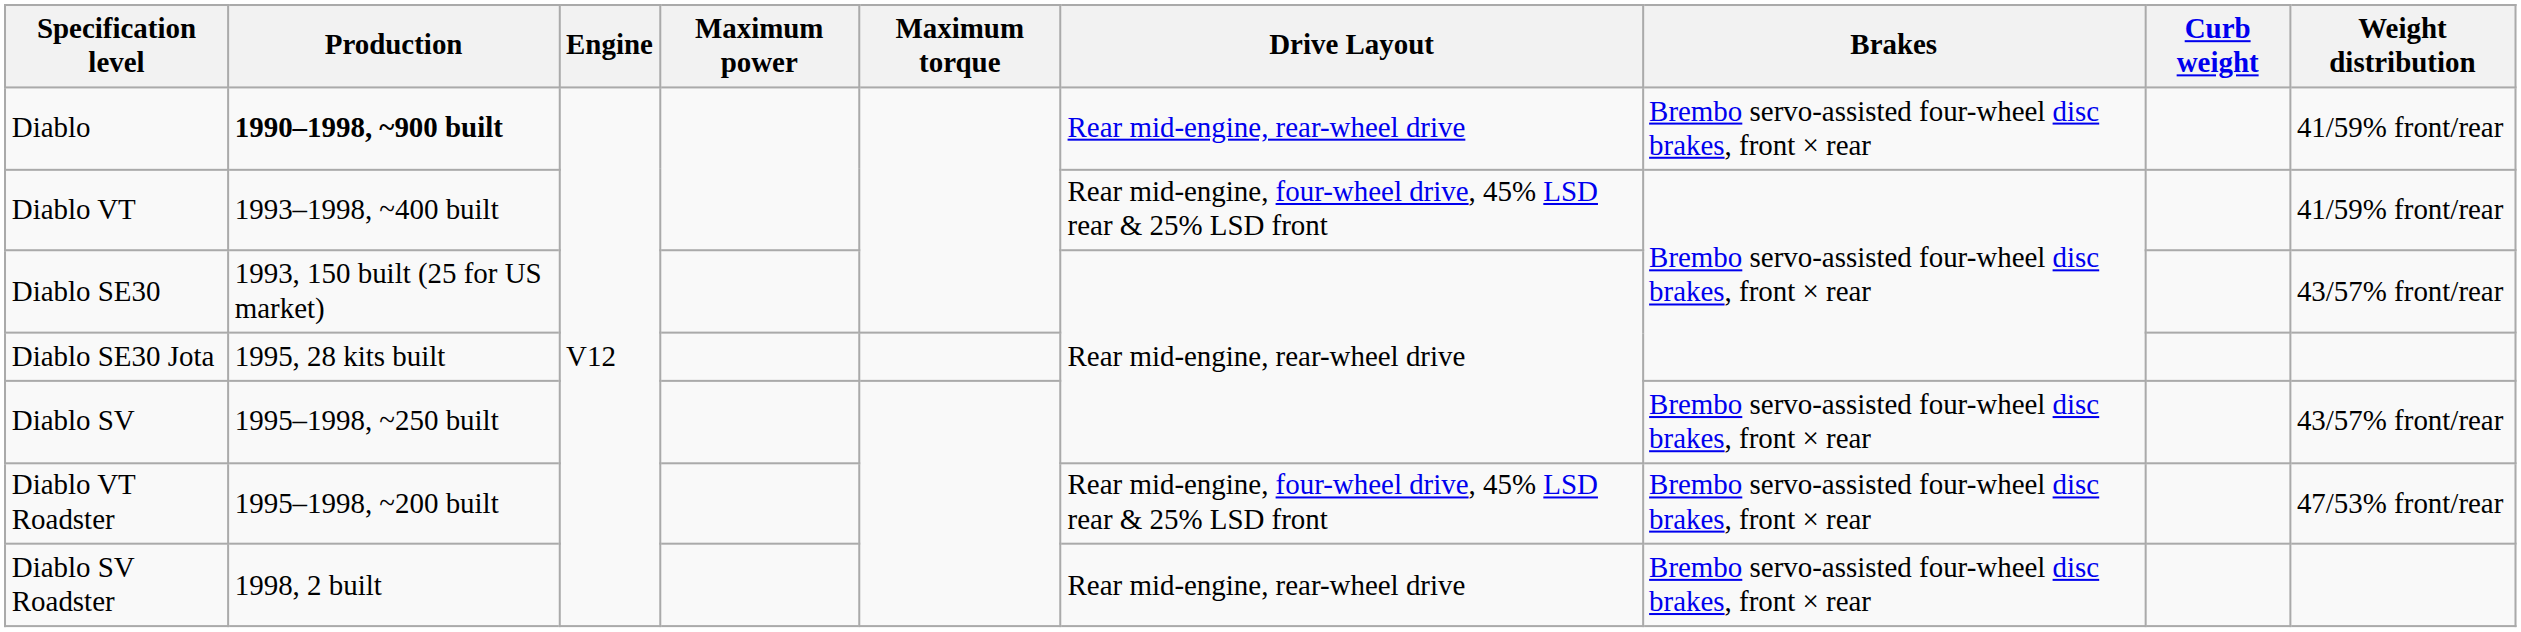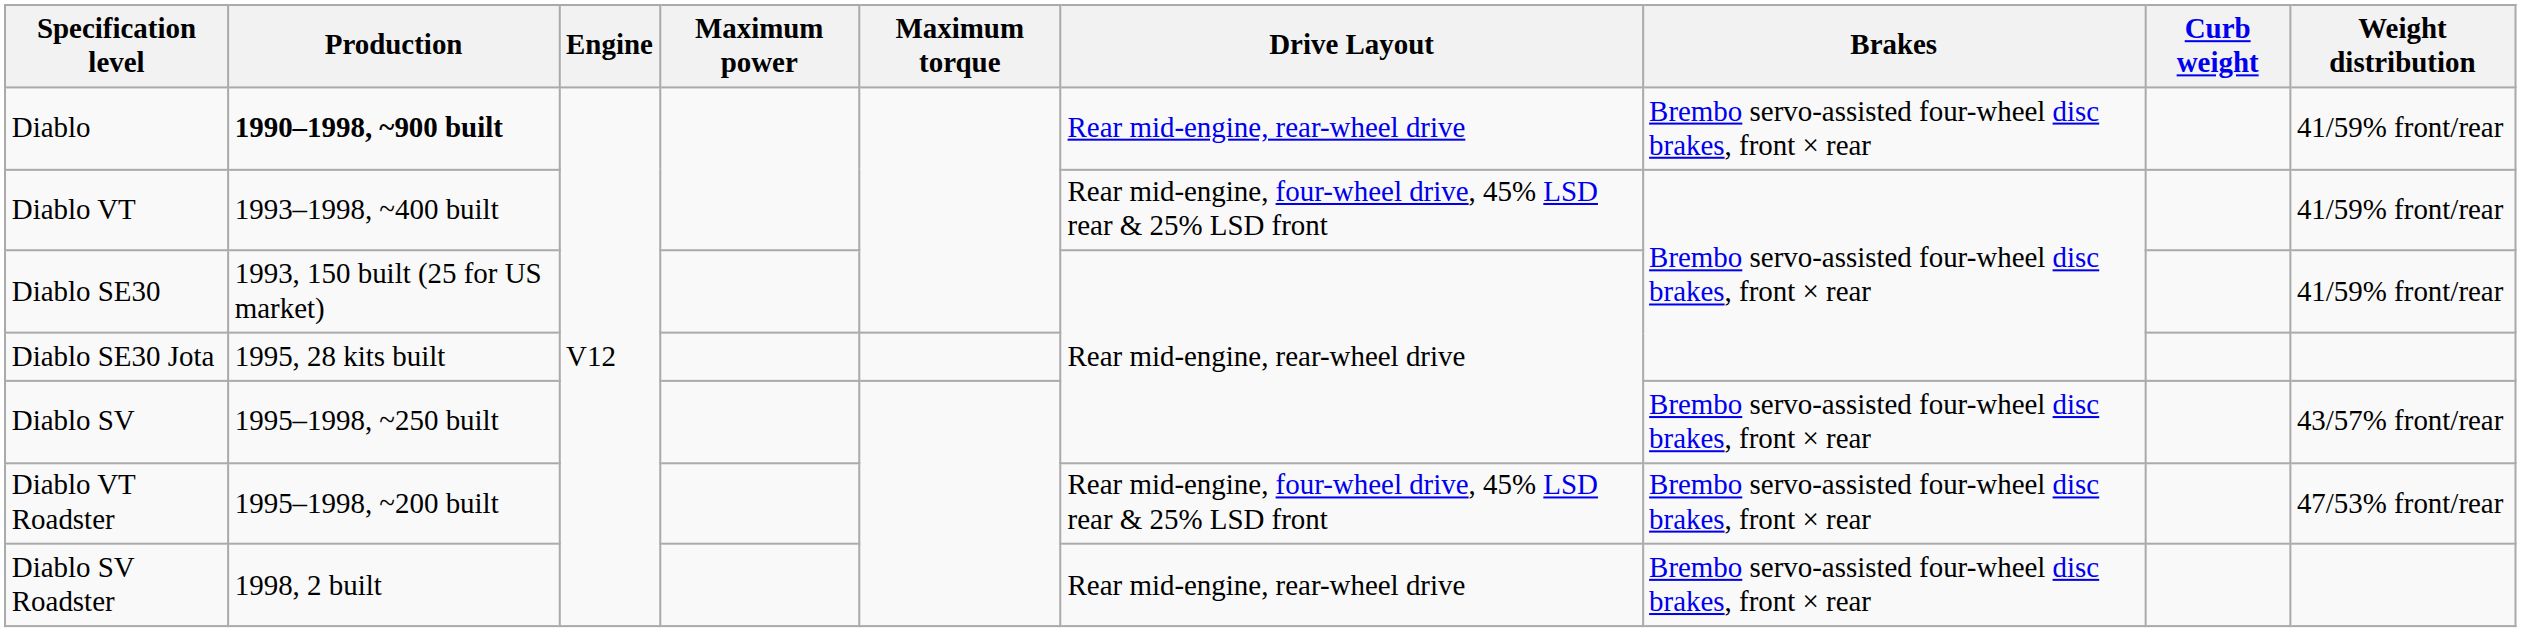(2400, 291) 43/57% front/rear -> (2400, 291) 41/59% front/rear
